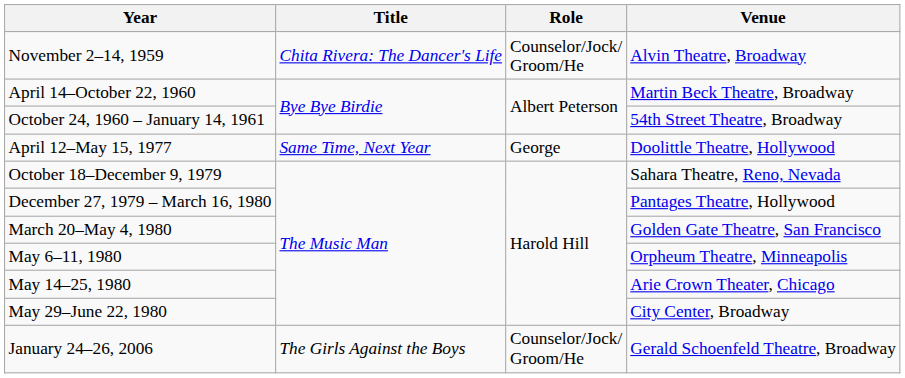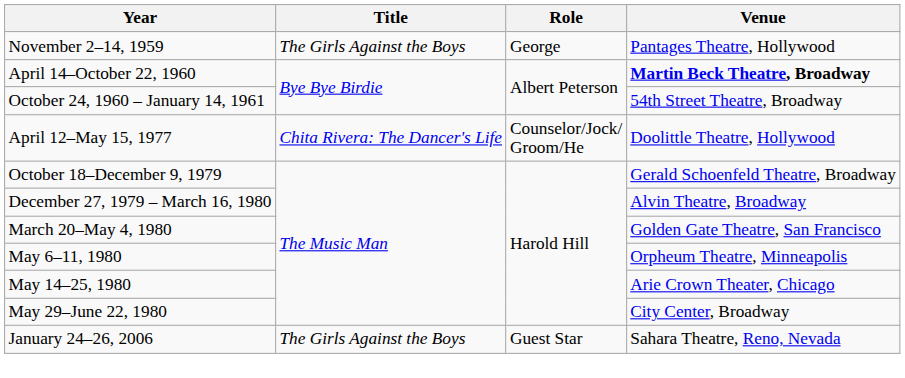(391, 55) Chita Rivera: The Dancer's Life -> (372, 45) The Girls Against the Boys
(566, 55) Counselor/Jock/ Groom/He -> (535, 45) George
(718, 55) Alvin Theatre, Broadway -> (733, 45) Pantages Theatre, Hollywood
(742, 92) normal -> (750, 73) bold
(355, 147) Same Time, Next Year -> (391, 137) Chita Rivera: The Dancer's Life
(535, 147) George -> (566, 137) Counselor/Jock/ Groom/He
(735, 174) Sahara Theatre, Reno, Nevada -> (763, 174) Gerald Schoenfeld Theatre, Broadway
(733, 202) Pantages Theatre, Hollywood -> (718, 202) Alvin Theatre, Broadway
(566, 348) Counselor/Jock/ Groom/He -> (546, 339) Guest Star
(763, 348) Gerald Schoenfeld Theatre, Broadway -> (735, 339) Sahara Theatre, Reno, Nevada
